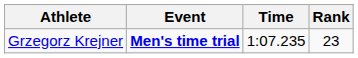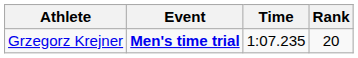(331, 41) 23 -> (331, 41) 20
